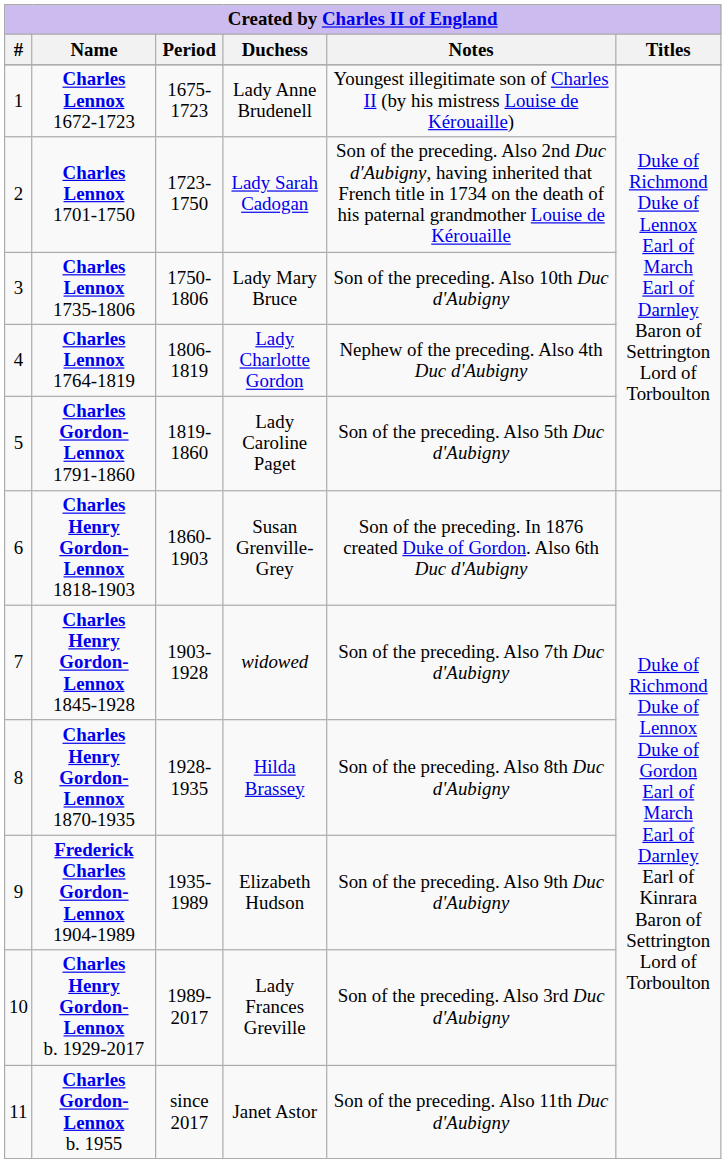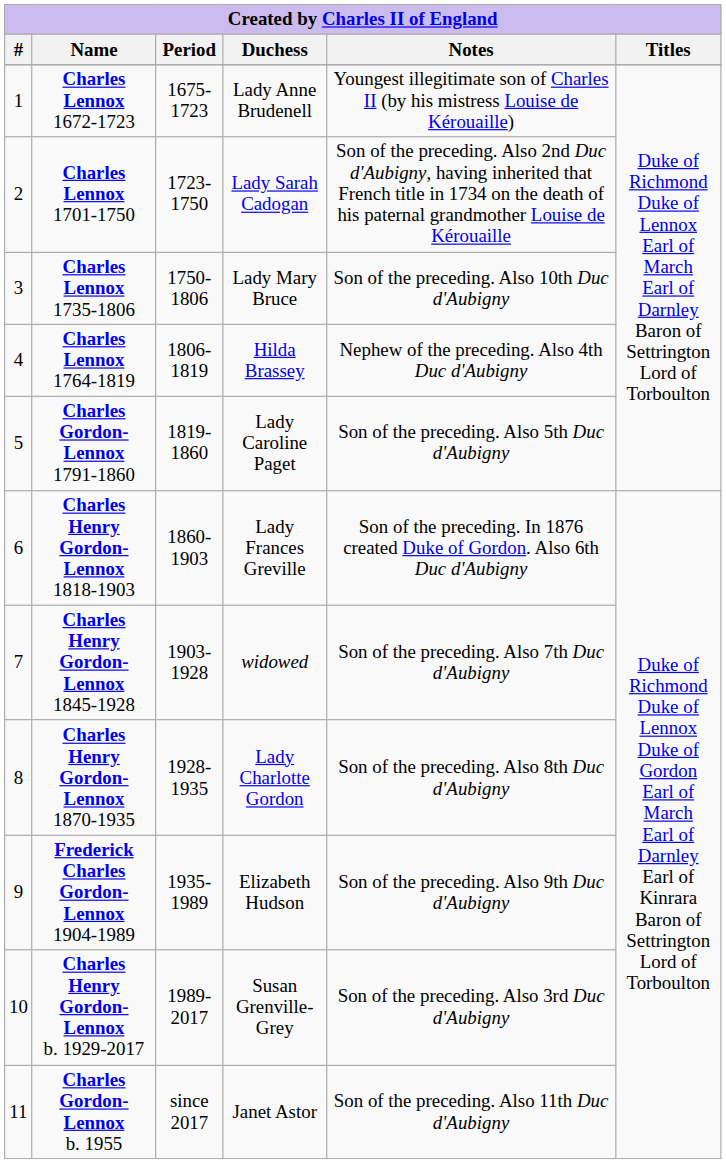(275, 360) Lady Charlotte Gordon -> (275, 360) Hilda Brassey
(275, 547) Susan Grenville-Grey -> (275, 547) Lady Frances Greville
(275, 777) Hilda Brassey -> (275, 777) Lady Charlotte Gordon
(275, 1007) Lady Frances Greville -> (275, 1007) Susan Grenville-Grey
